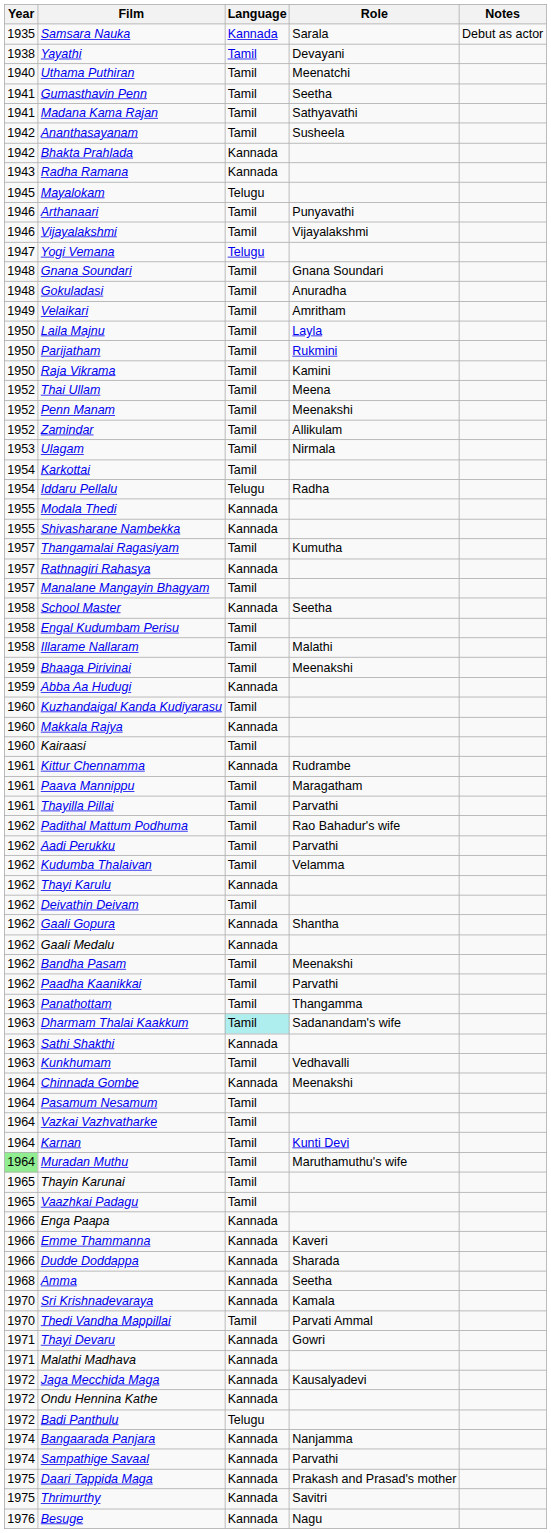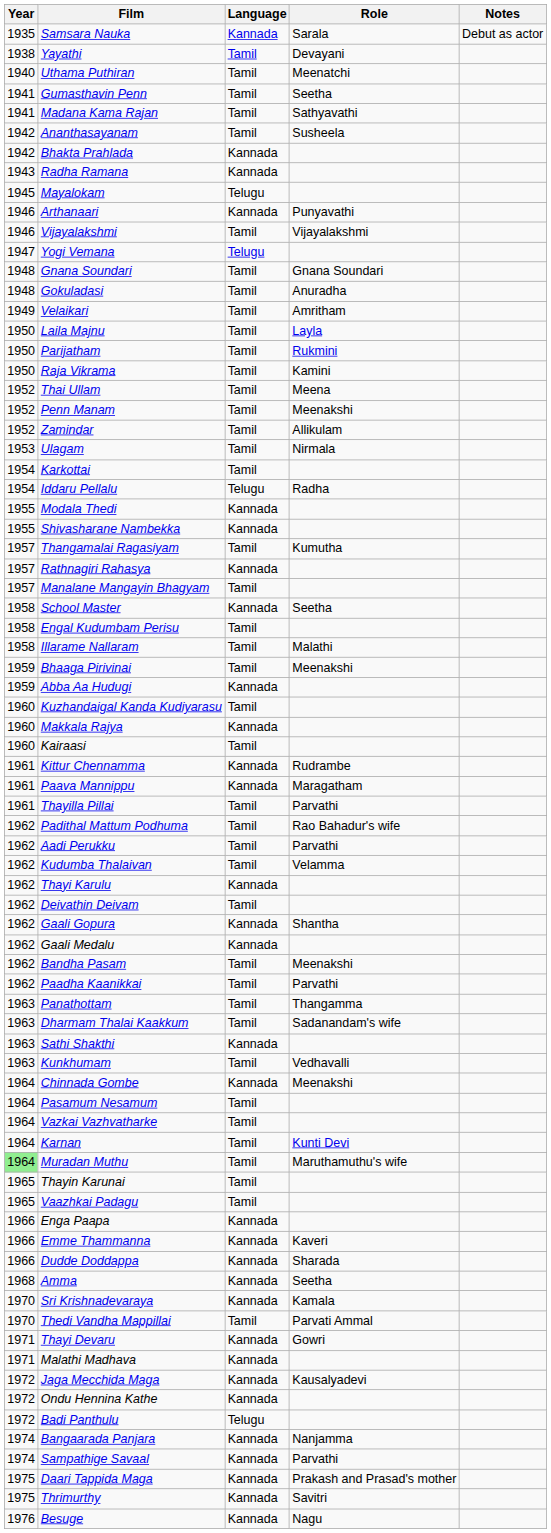(242, 212) Tamil -> (253, 212) Kannada
(242, 786) Tamil -> (253, 786) Kannada
(242, 1023) paleturquoise background -> (242, 1023) no background
